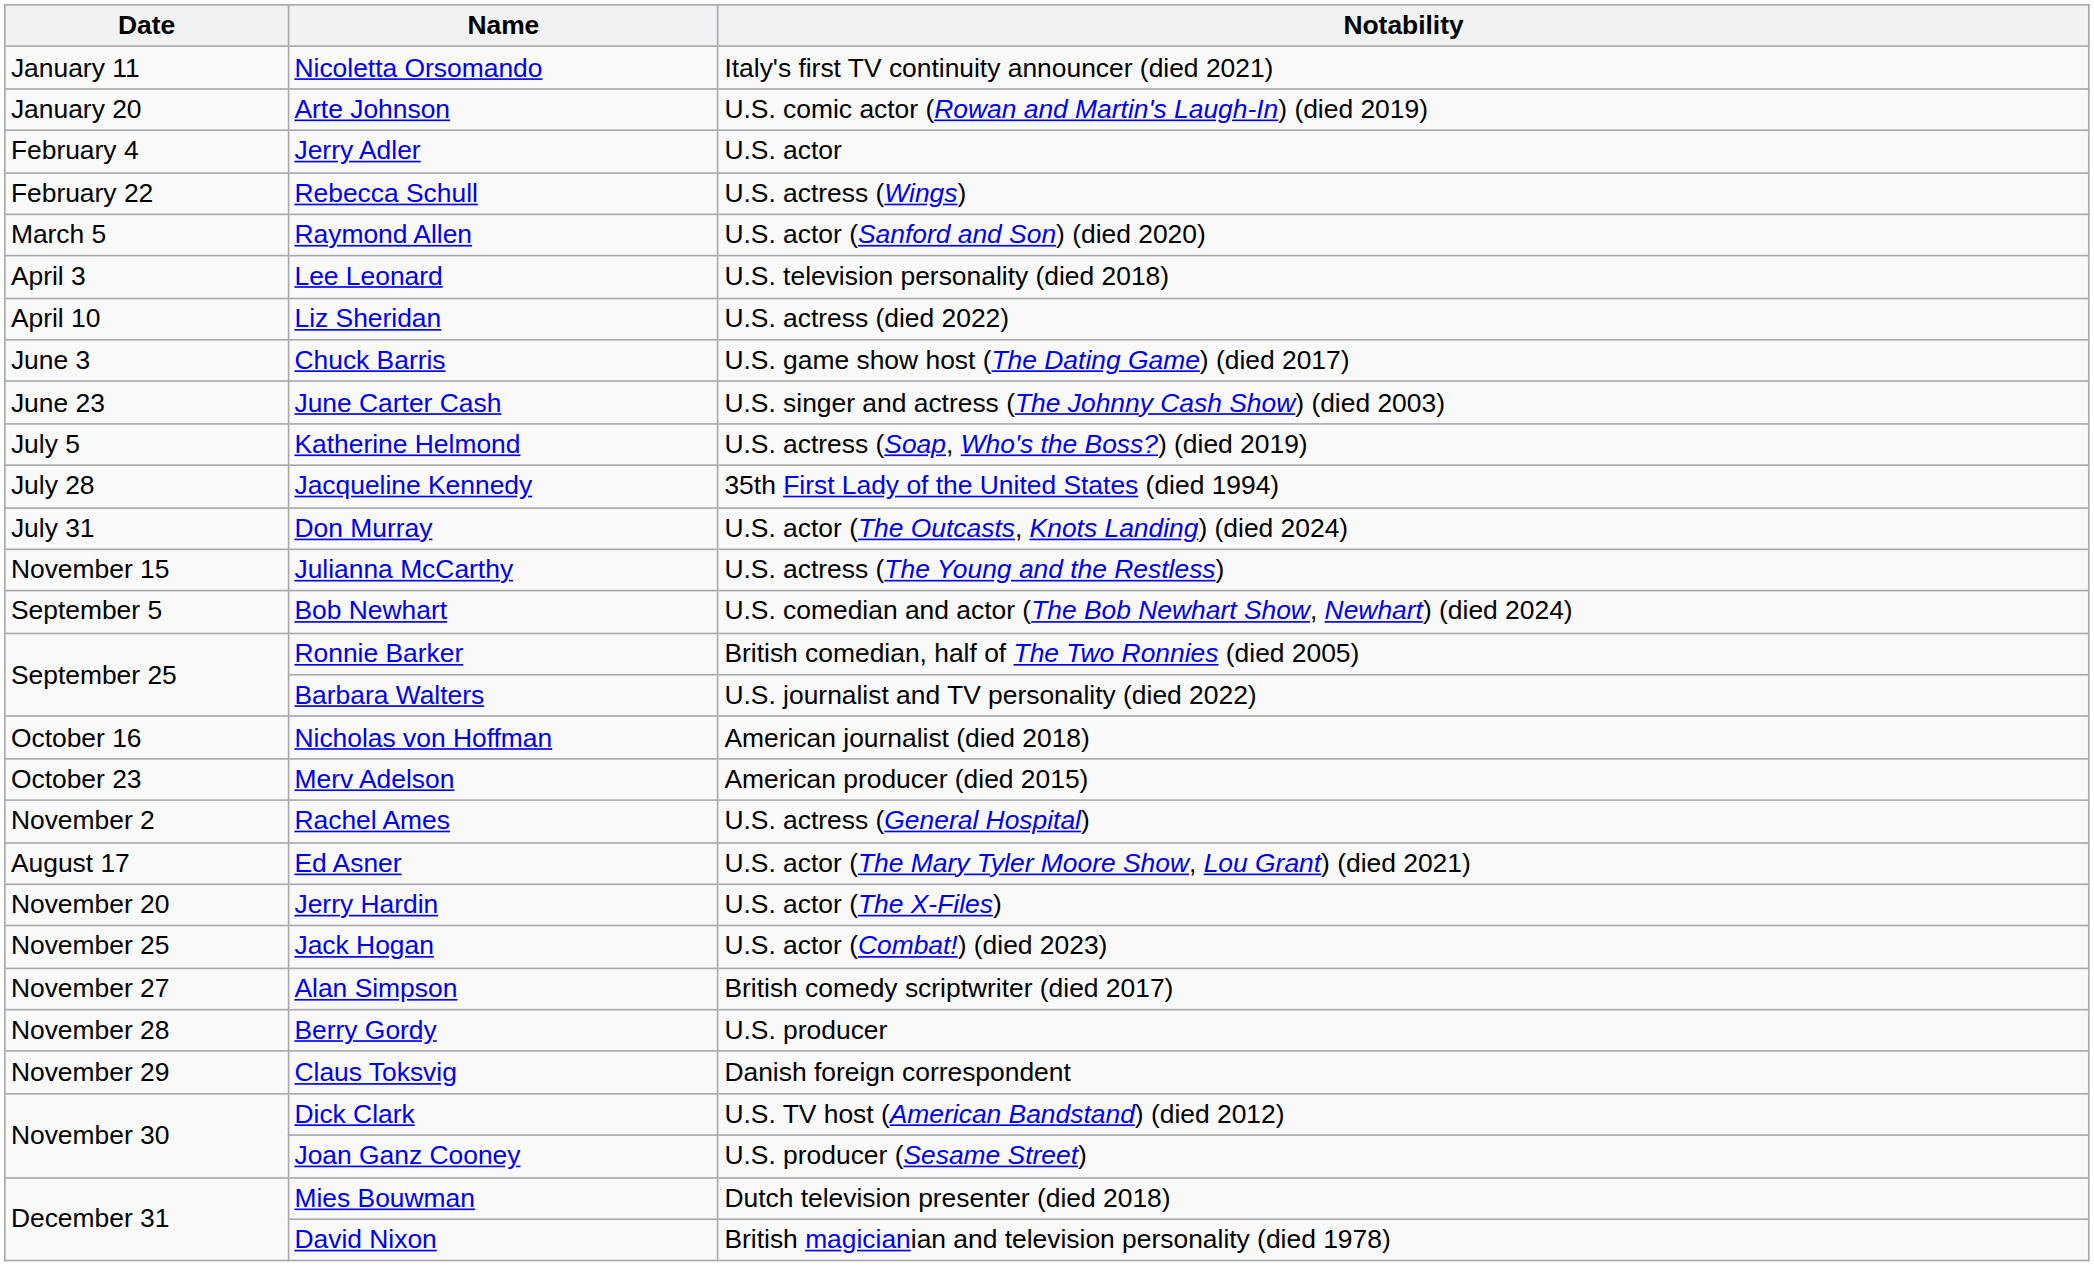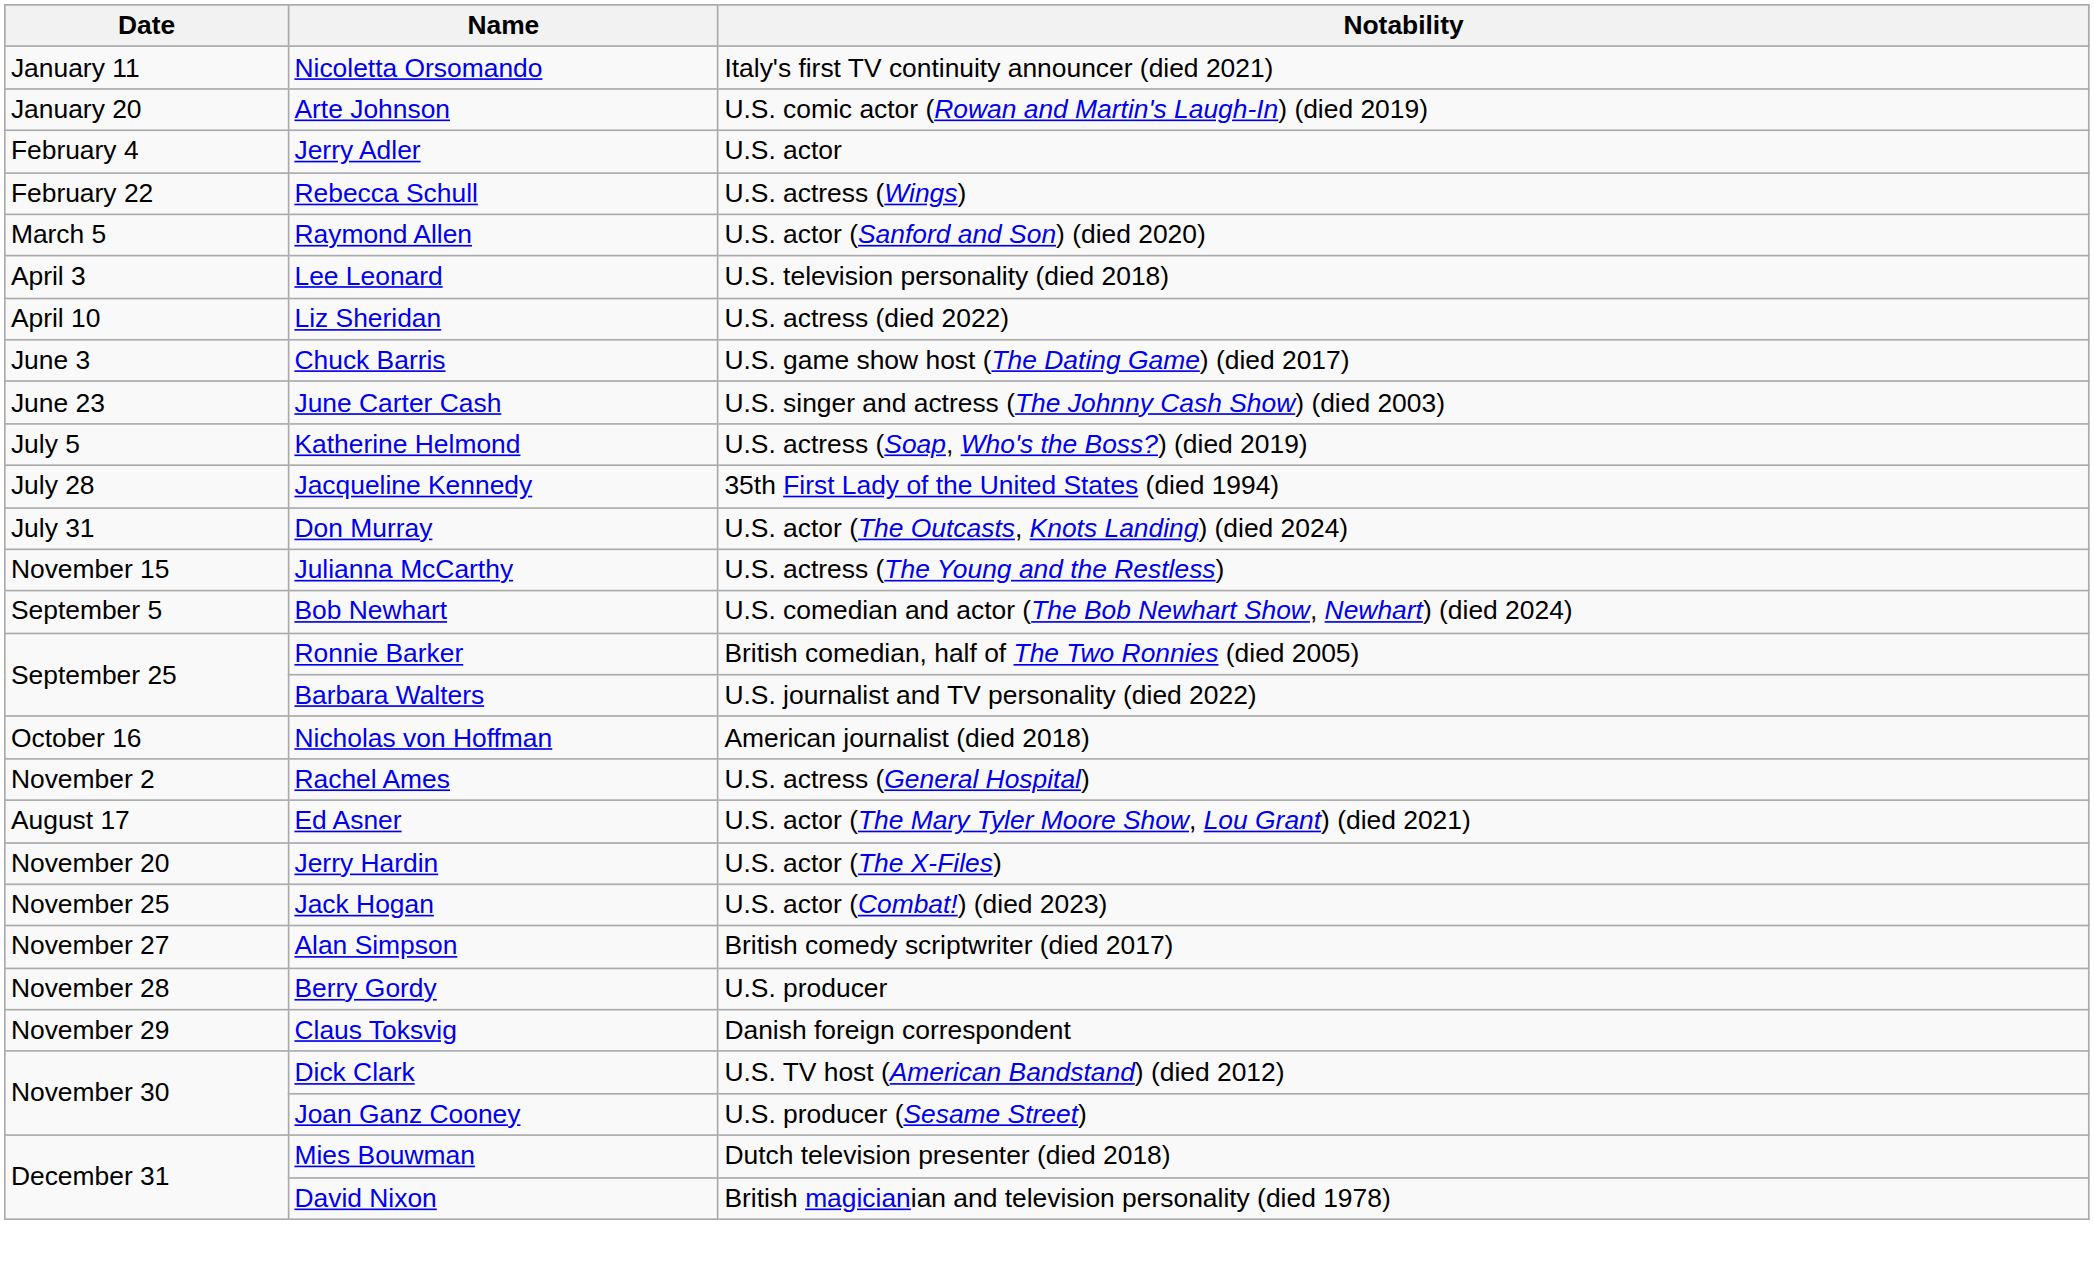- row: (374, 779)
